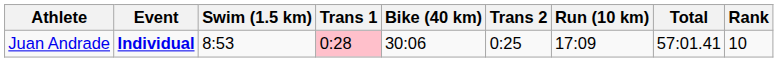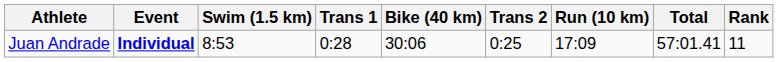(336, 43) pink background -> (336, 43) no background
(738, 43) 10 -> (737, 43) 11
